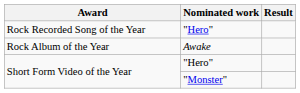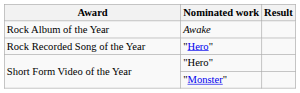rows swapped: (76, 29) <-> (58, 46)
